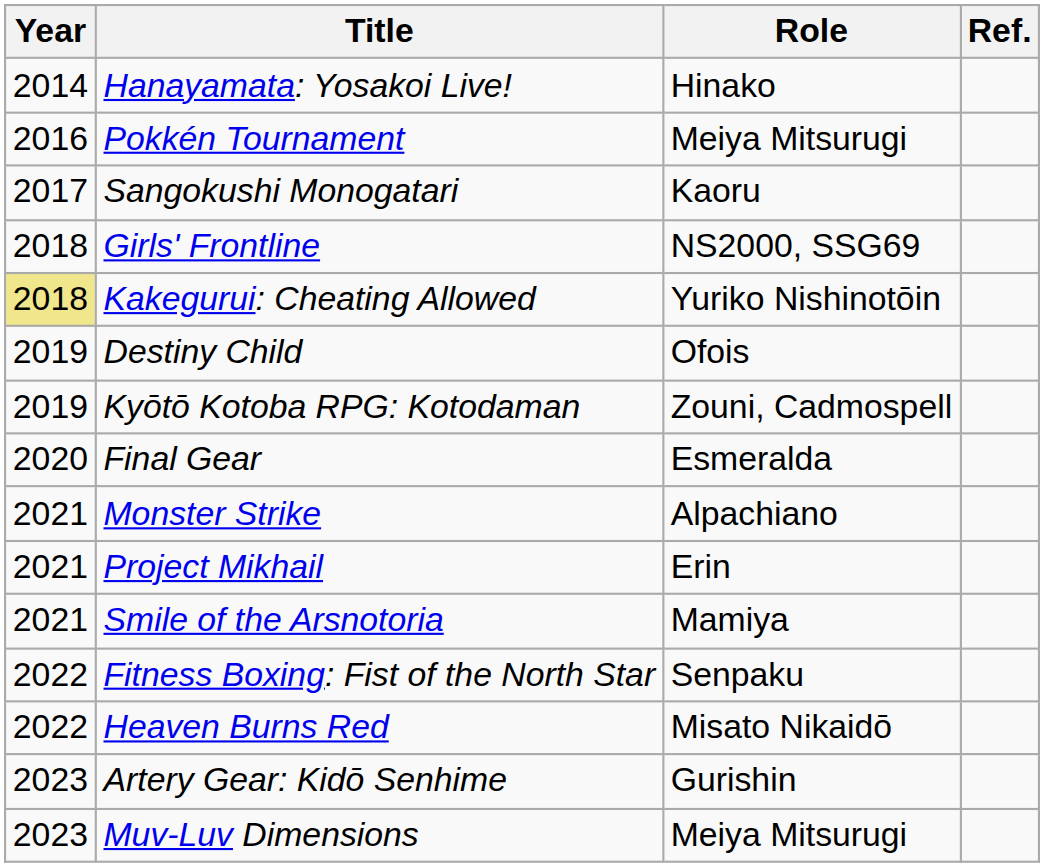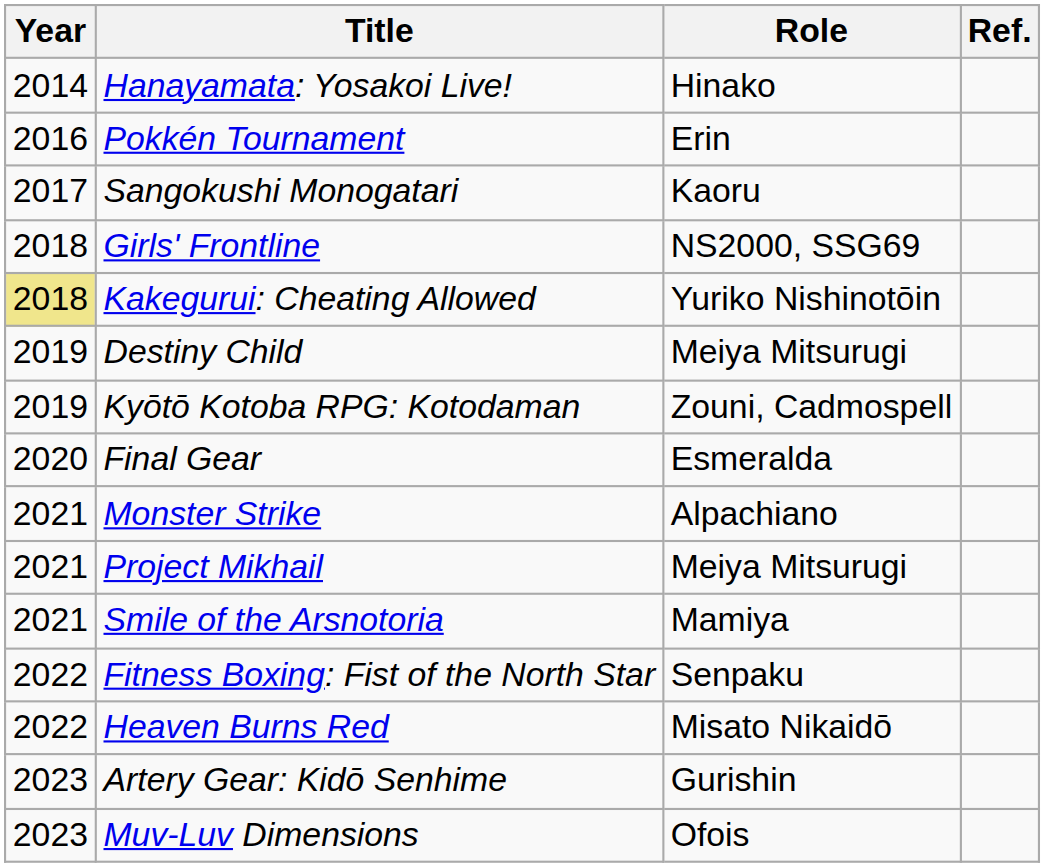(789, 138) Meiya Mitsurugi -> (701, 138) Erin
(710, 352) Ofois -> (789, 352) Meiya Mitsurugi
(701, 566) Erin -> (789, 566) Meiya Mitsurugi
(789, 834) Meiya Mitsurugi -> (710, 834) Ofois
